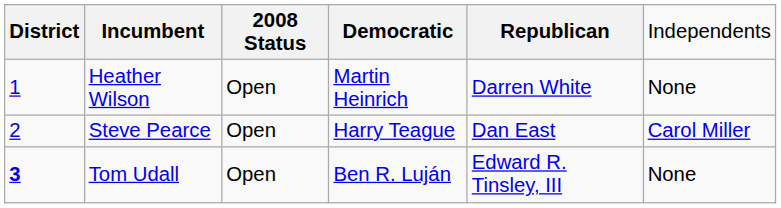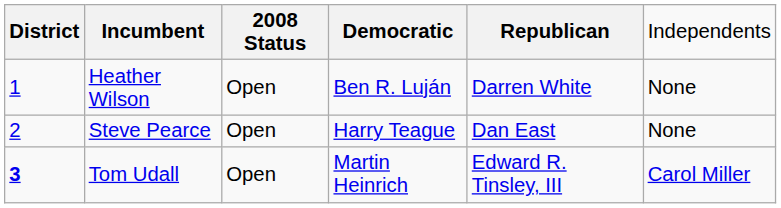(371, 87) Martin Heinrich -> (392, 87) Ben R. Luján
(699, 130) Carol Miller -> (672, 130) None
(392, 174) Ben R. Luján -> (371, 174) Martin Heinrich
(672, 174) None -> (699, 174) Carol Miller
